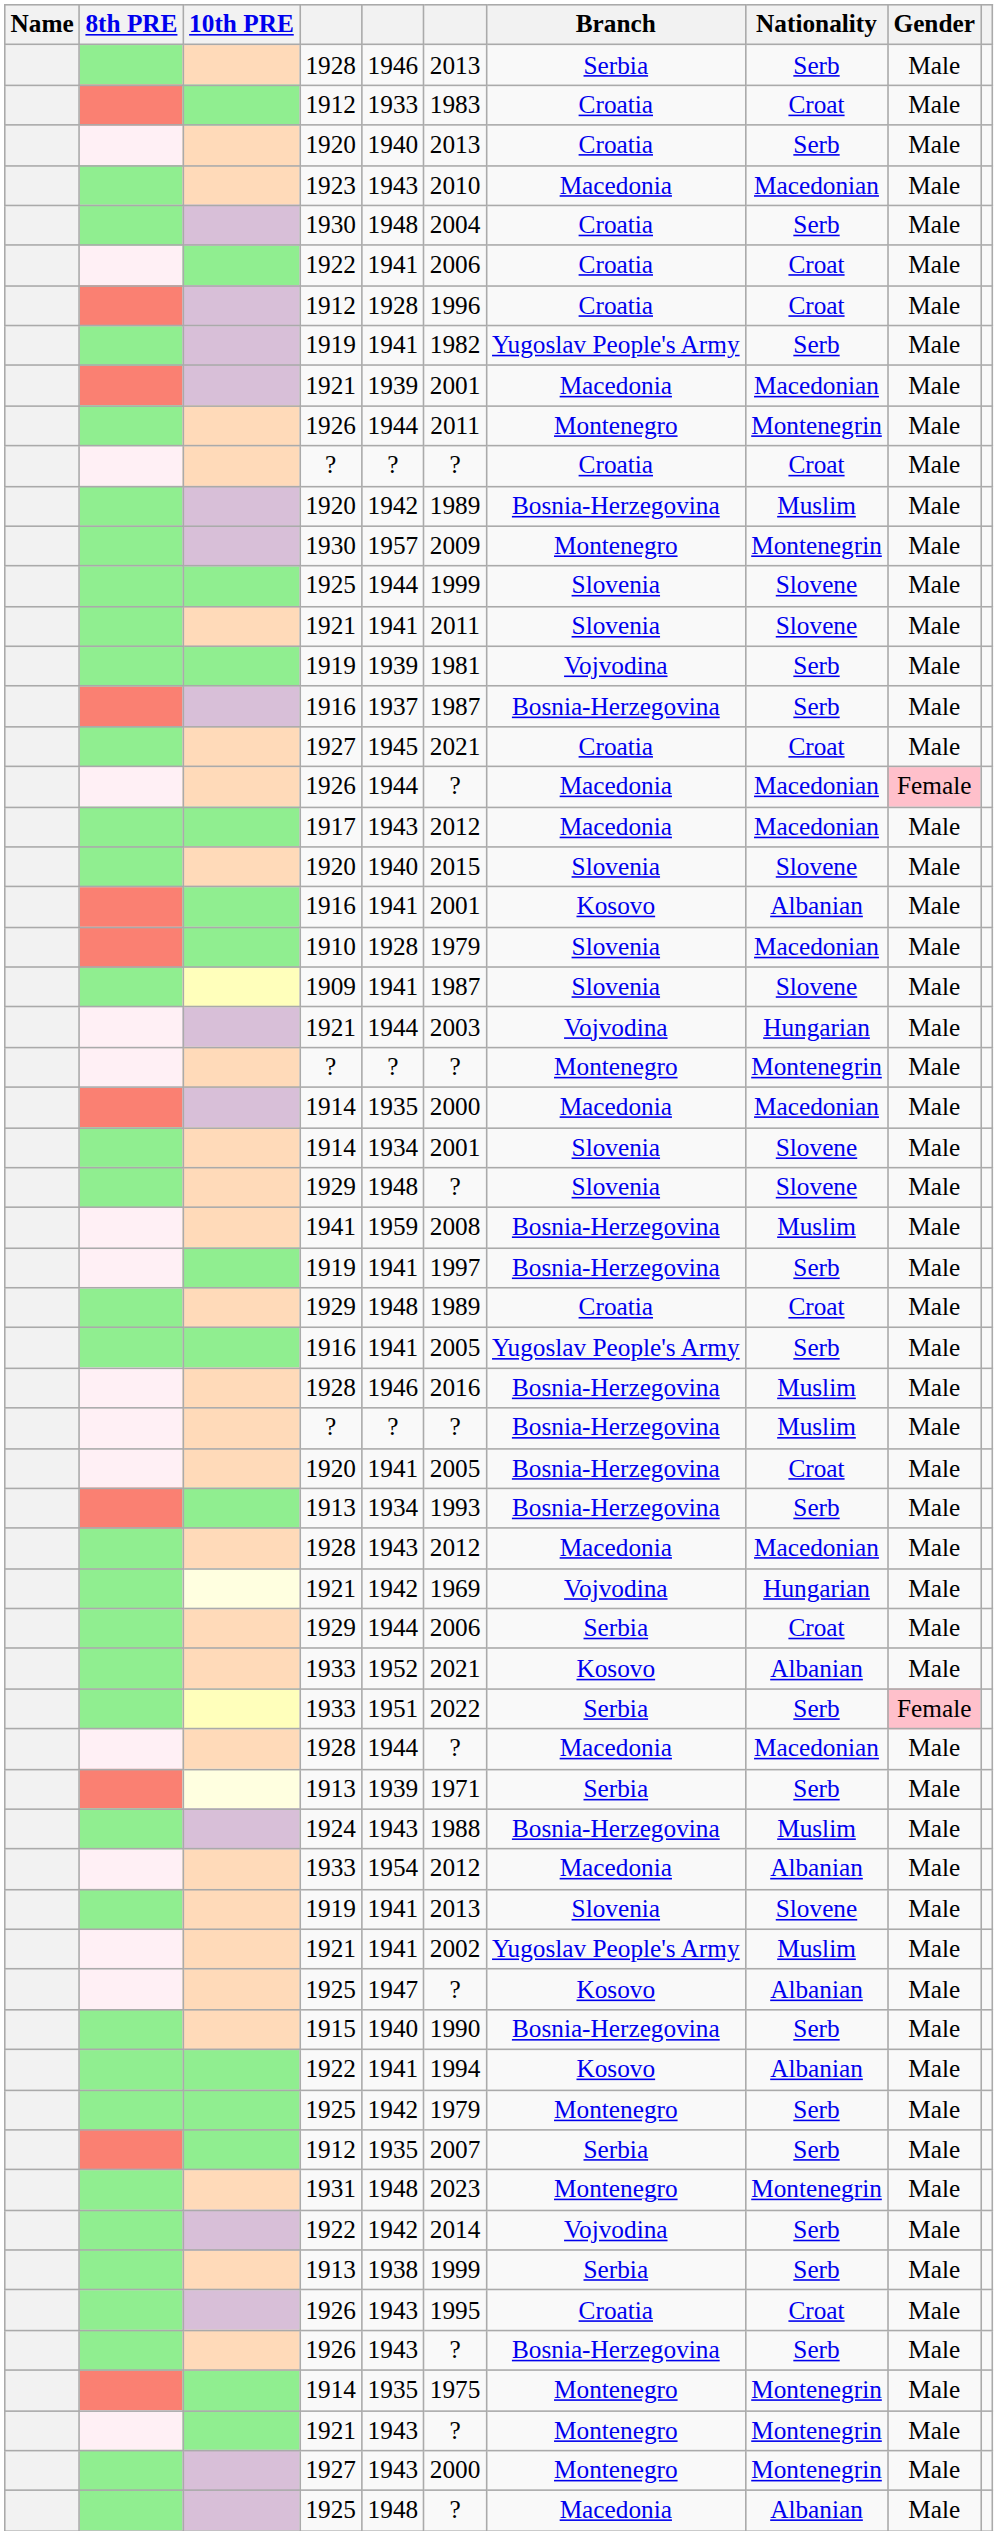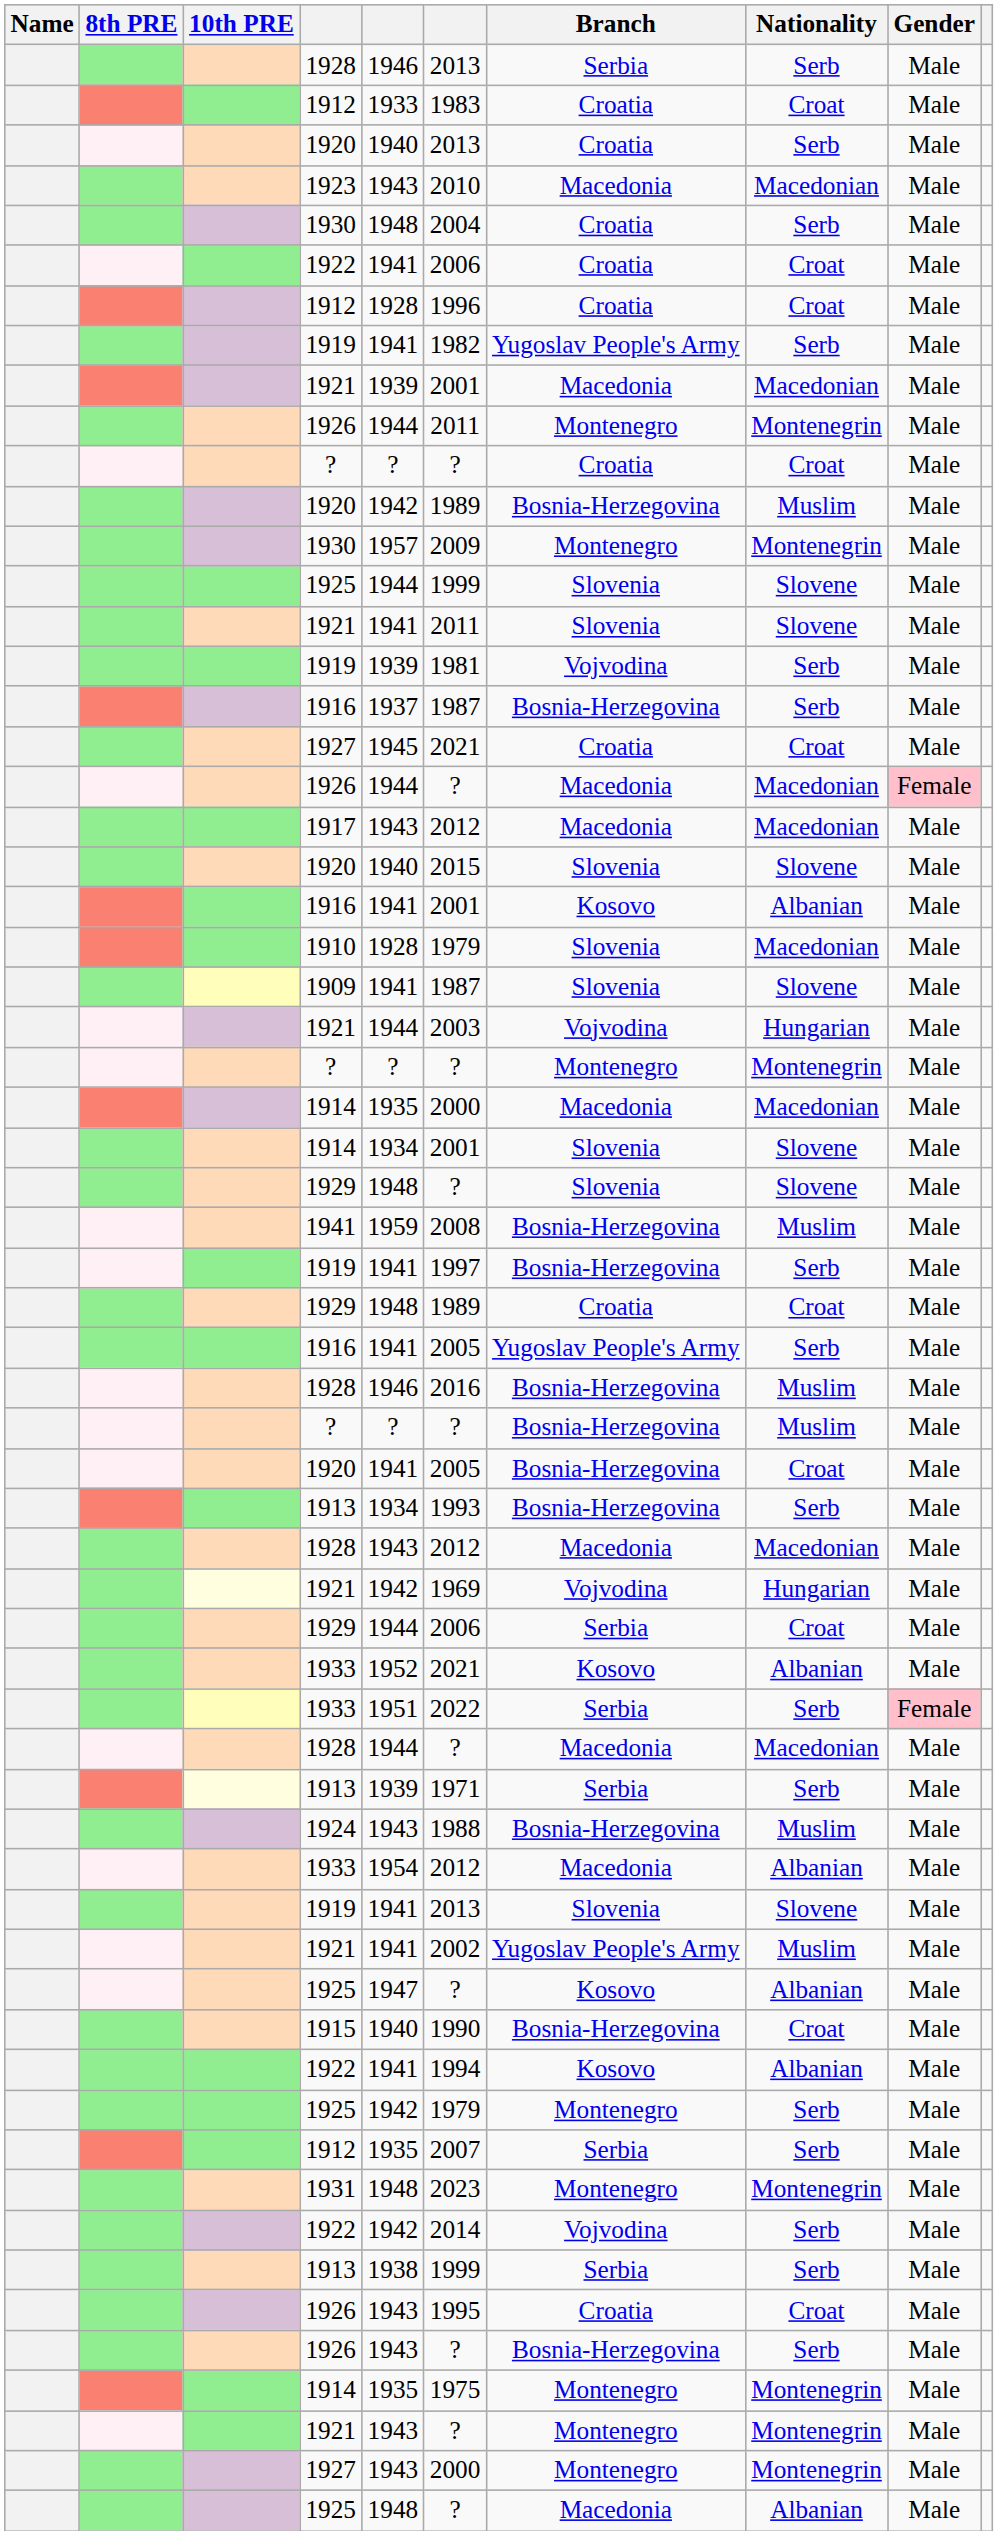(817, 2029) Serb -> (817, 2029) Croat
